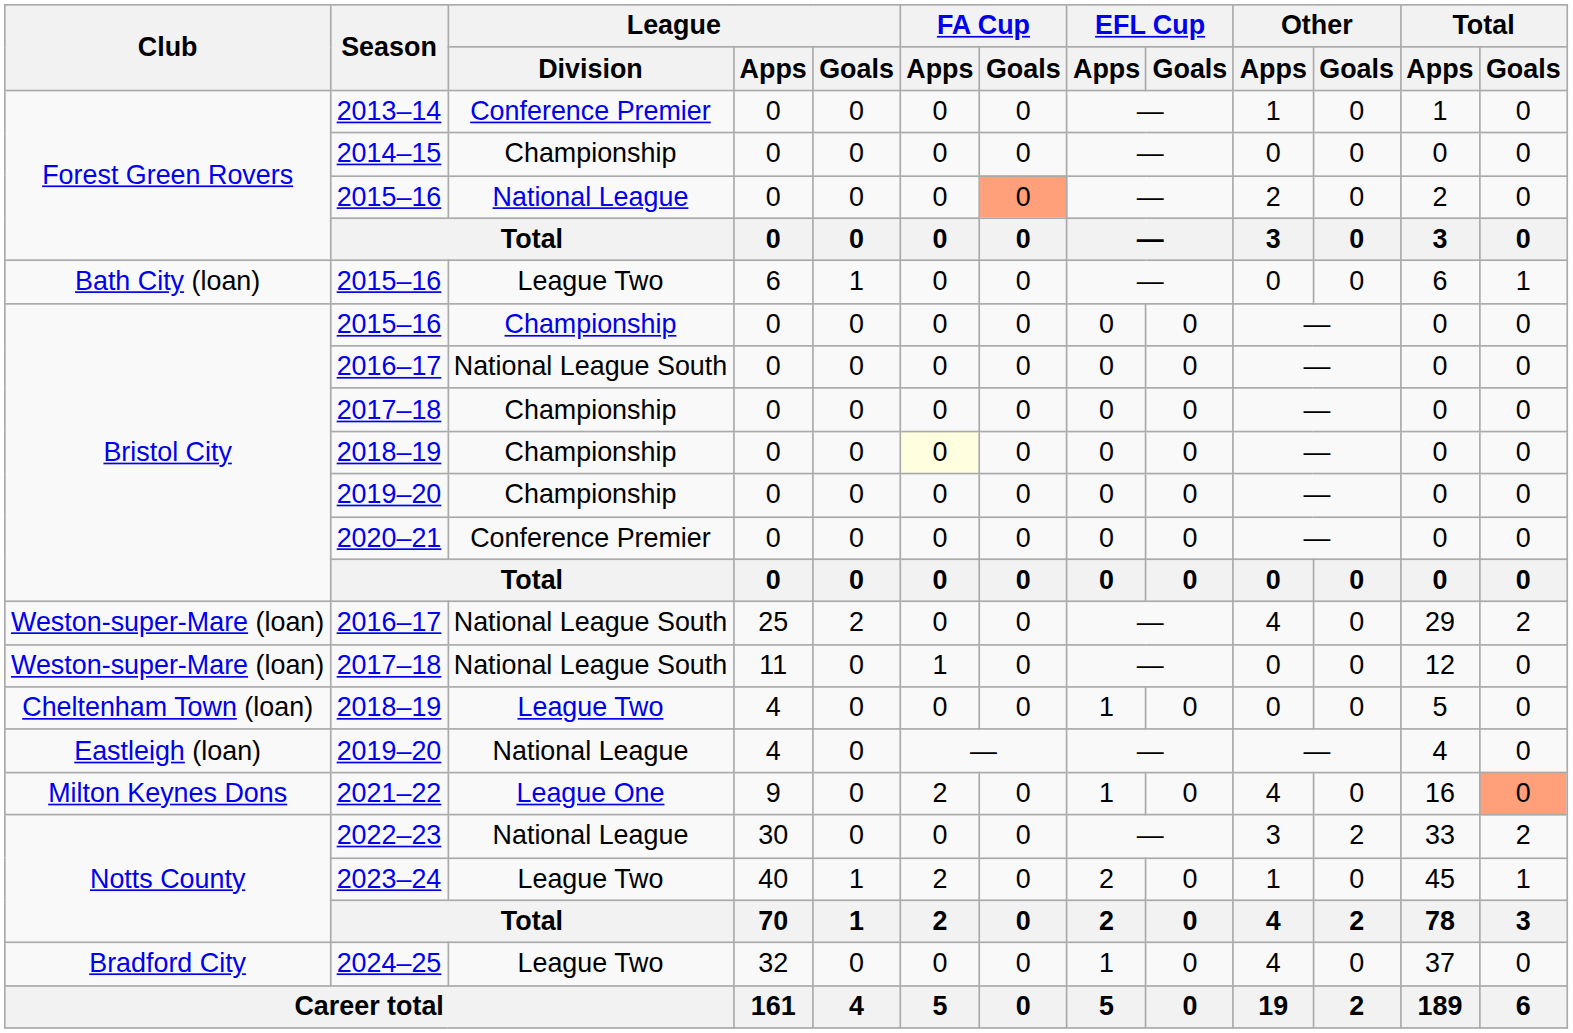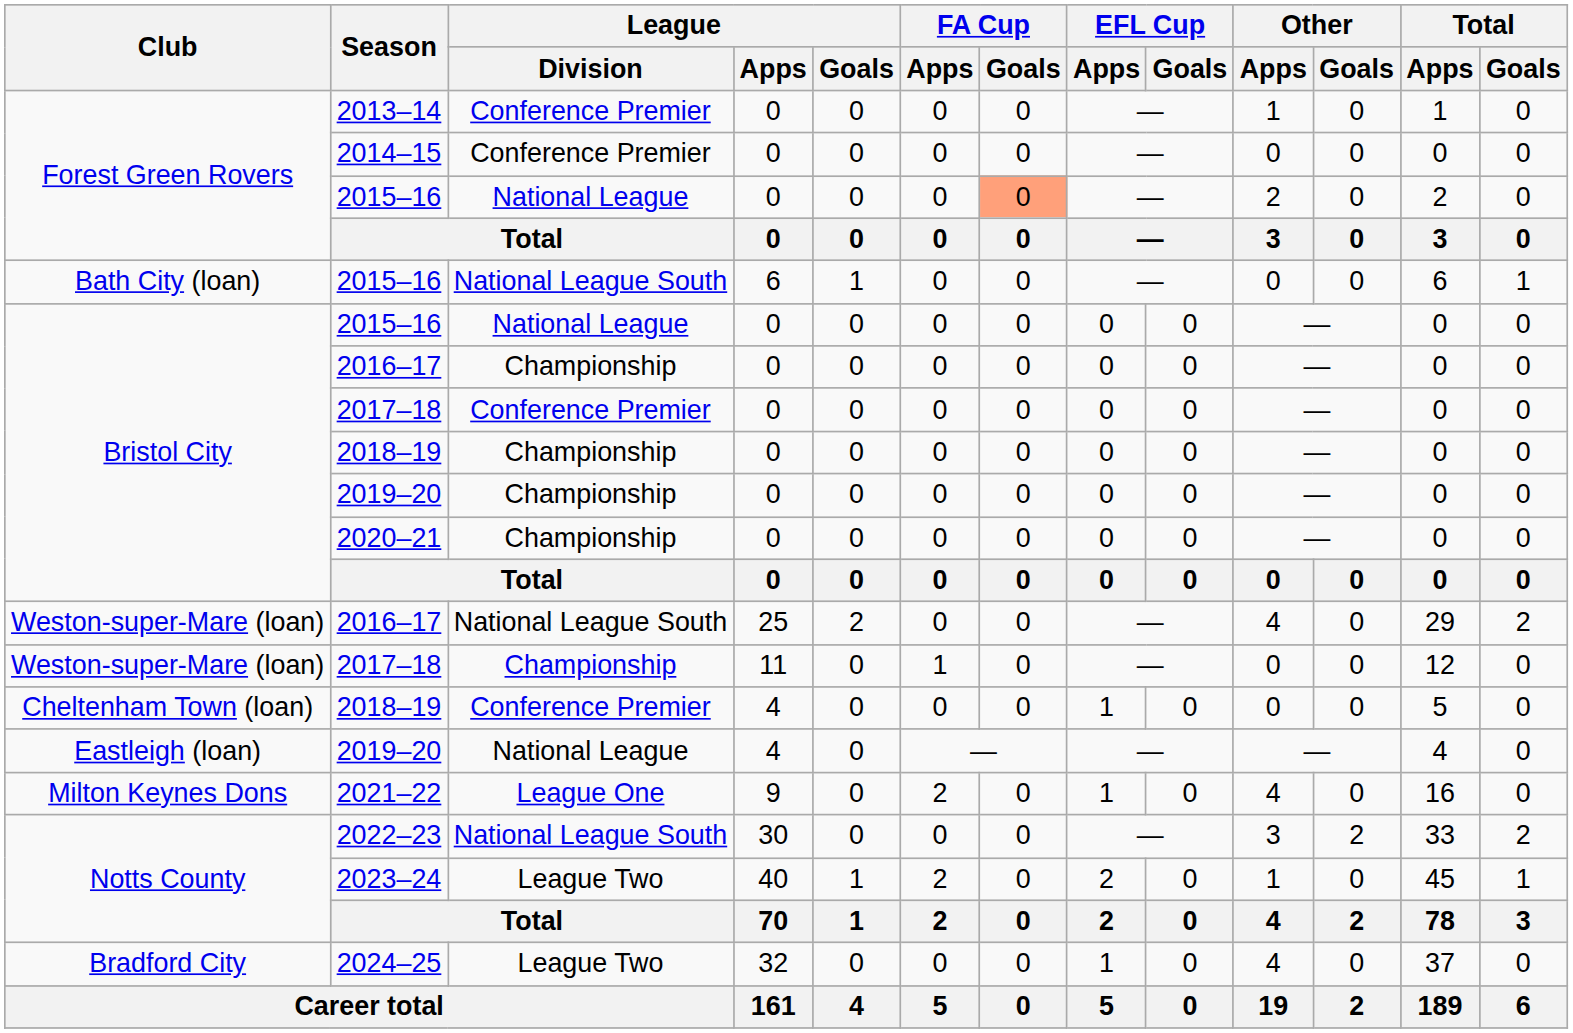(590, 153) Championship -> (590, 153) Conference Premier
(590, 281) League Two -> (590, 281) National League South
(590, 324) Championship -> (590, 324) National League
(590, 366) National League South -> (590, 366) Championship
(590, 409) Championship -> (590, 409) Conference Premier
(940, 452) lightyellow background -> (940, 452) no background
(590, 537) Conference Premier -> (590, 537) Championship
(590, 665) National League South -> (590, 665) Championship
(590, 707) League Two -> (590, 707) Conference Premier
(1523, 793) lightsalmon background -> (1523, 793) no background
(590, 835) National League -> (590, 835) National League South
